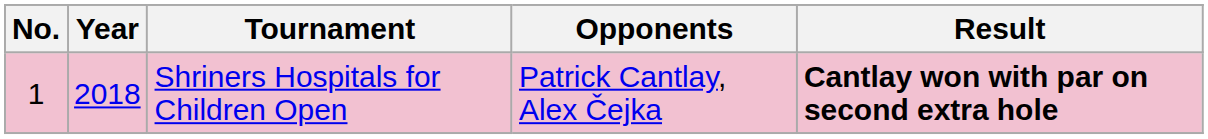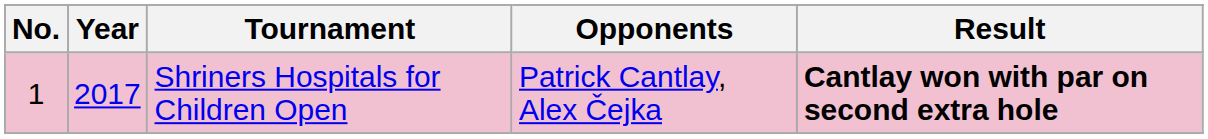(107, 93) 2018 -> (107, 93) 2017
